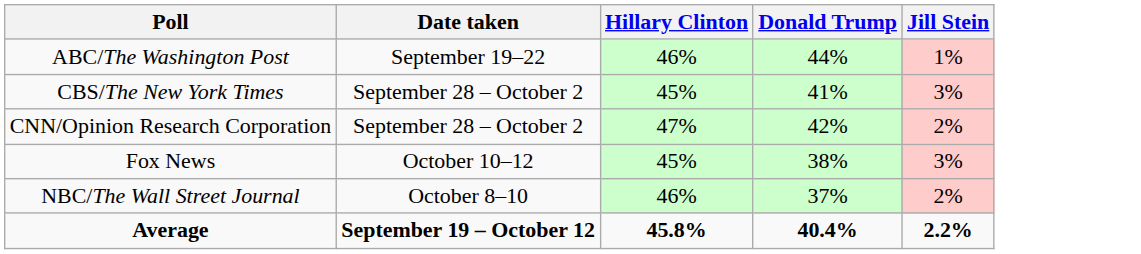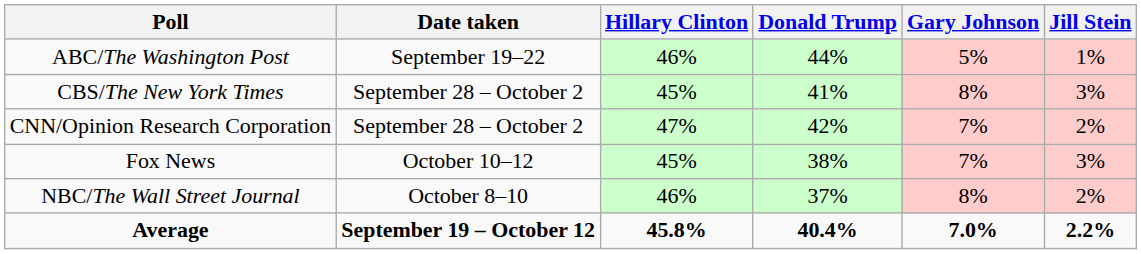+ column: (973, 21)
